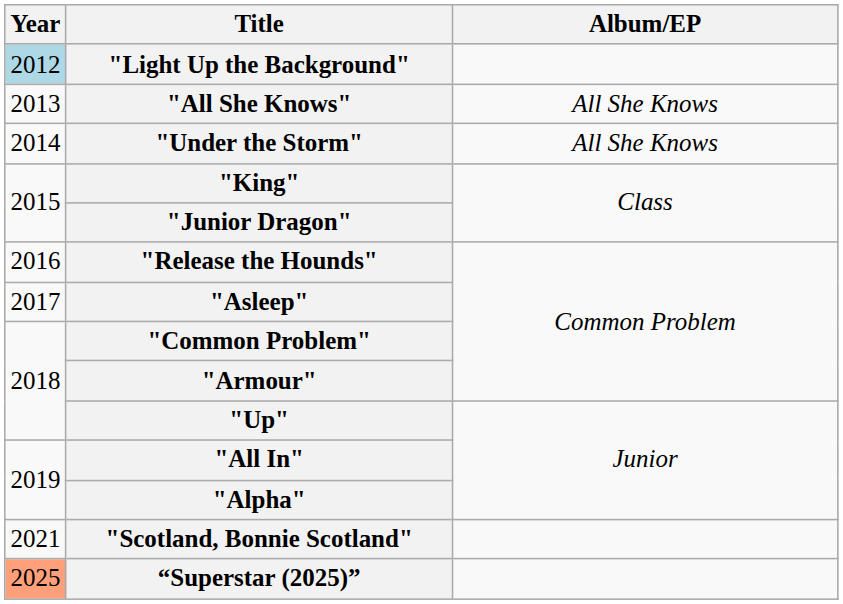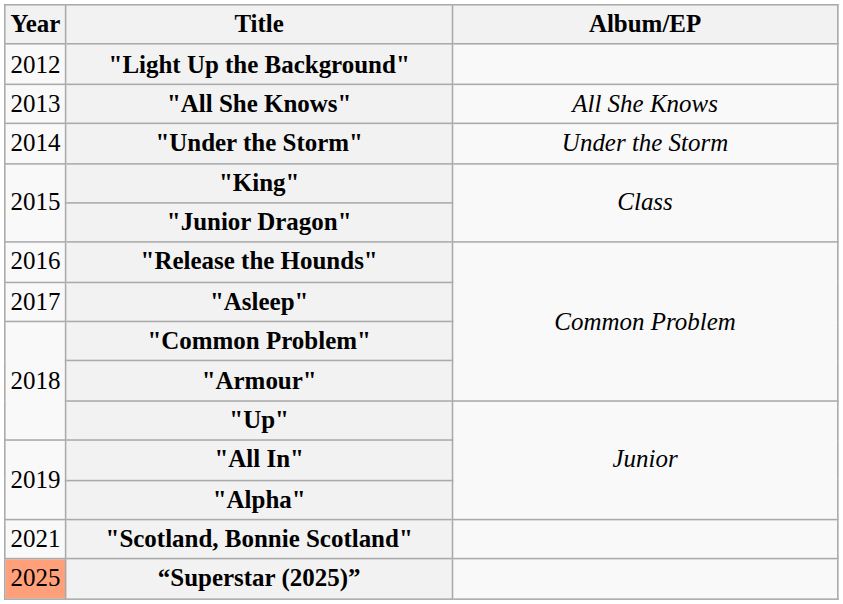(35, 63) lightblue background -> (35, 63) no background
(645, 143) All She Knows -> (645, 143) Under the Storm
